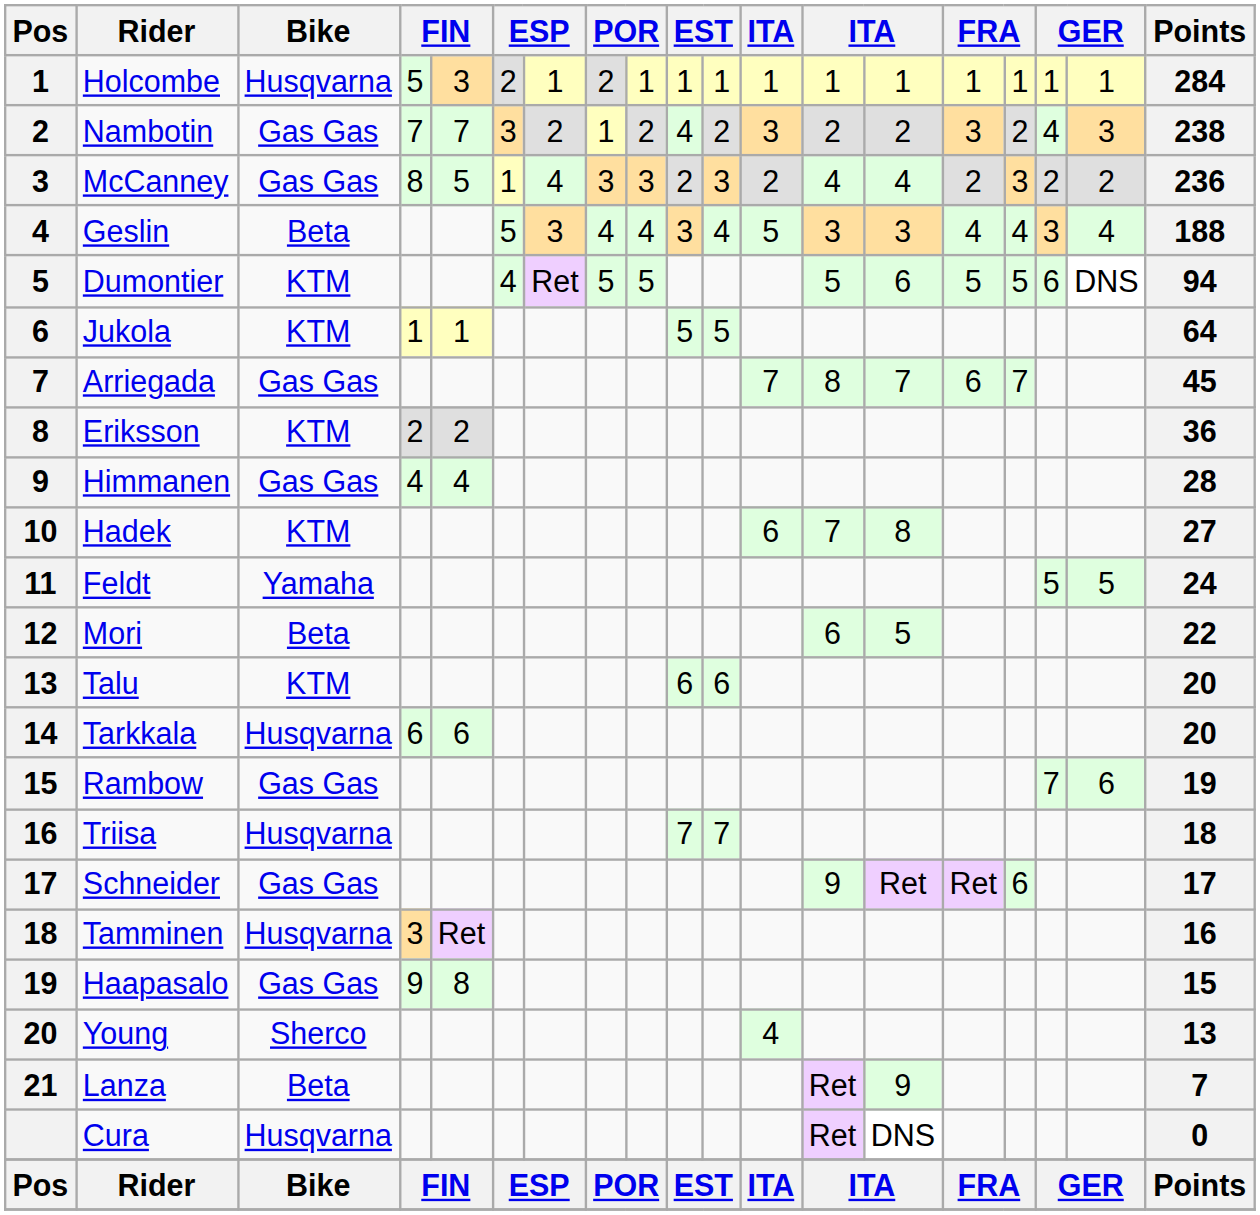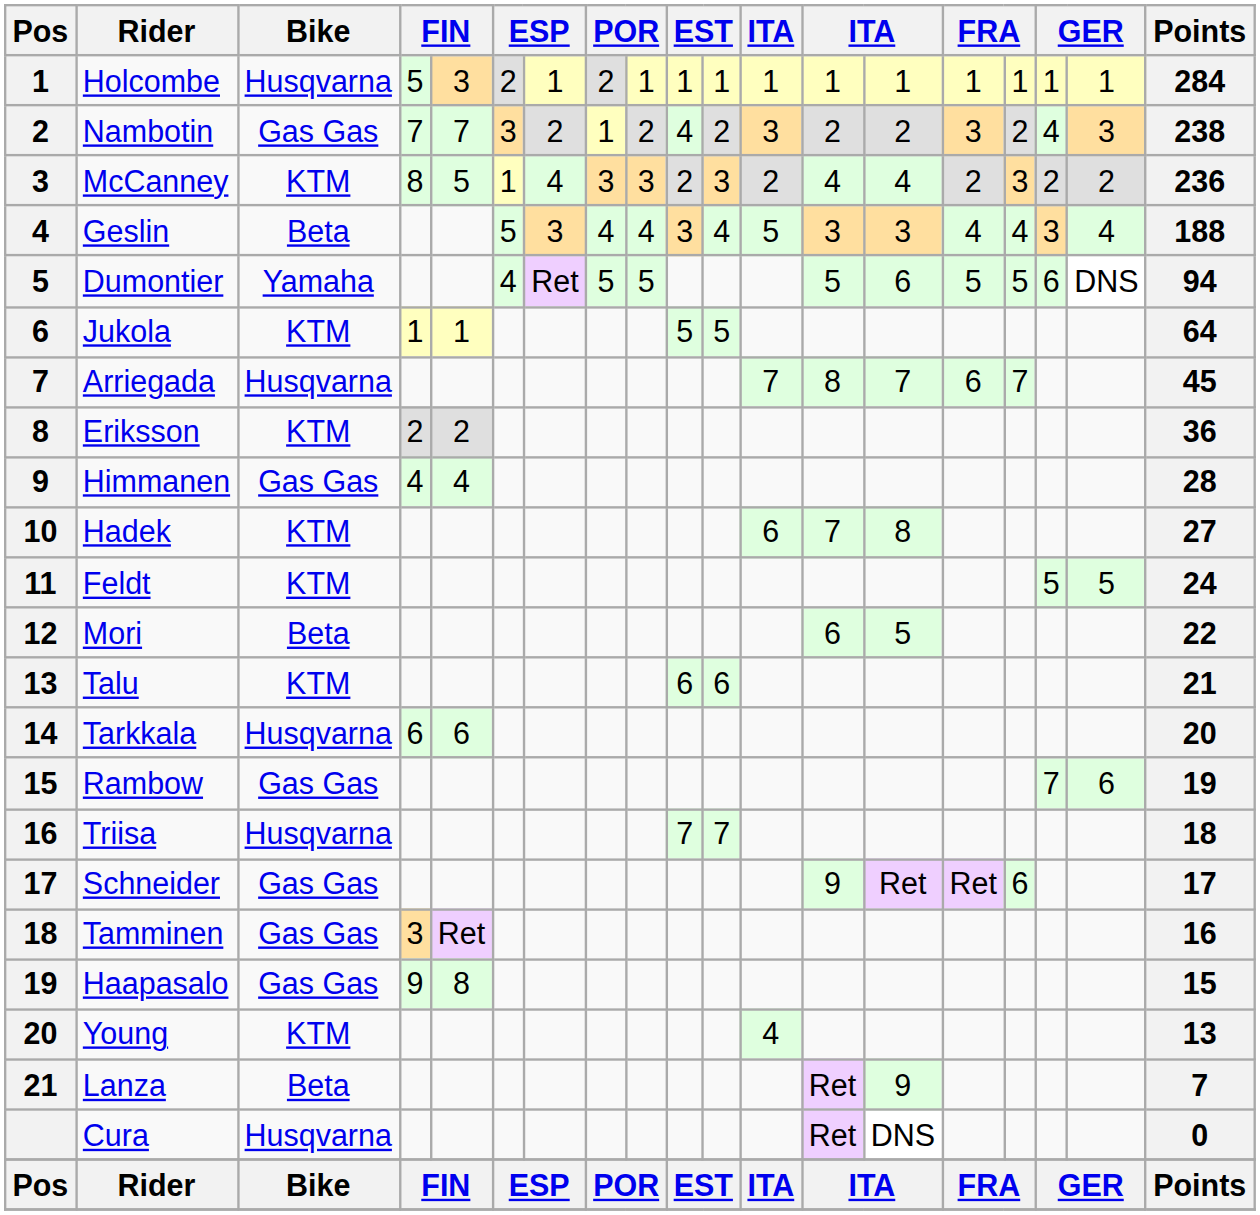(318, 181) Gas Gas -> (318, 181) KTM
(318, 281) KTM -> (318, 281) Yamaha
(318, 382) Gas Gas -> (318, 382) Husqvarna
(318, 582) Yamaha -> (318, 582) KTM
(1200, 683) 20 -> (1200, 683) 21
(318, 934) Husqvarna -> (318, 934) Gas Gas
(318, 1034) Sherco -> (318, 1034) KTM
